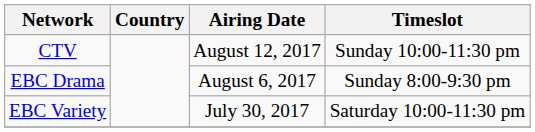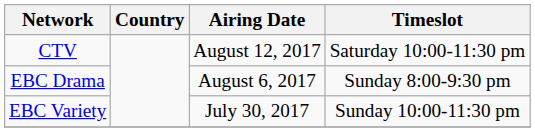(427, 50) Sunday 10:00-11:30 pm -> (427, 50) Saturday 10:00-11:30 pm
(427, 111) Saturday 10:00-11:30 pm -> (427, 111) Sunday 10:00-11:30 pm
